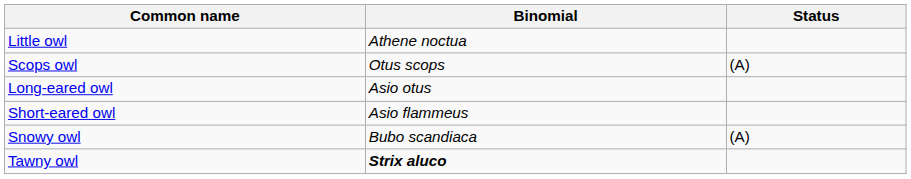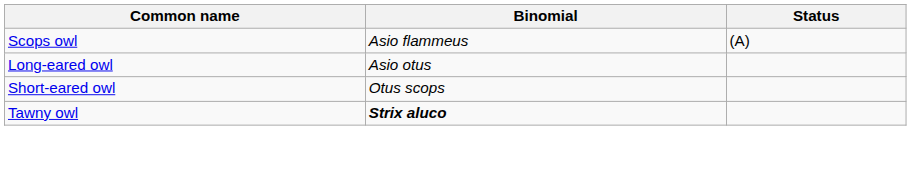- row: (38, 40)
(407, 64) Otus scops -> (419, 40) Asio flammeus
(419, 112) Asio flammeus -> (407, 88) Otus scops
- row: (44, 137)
